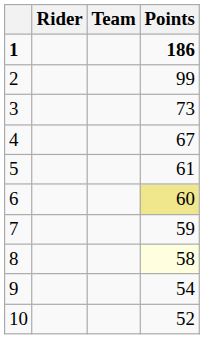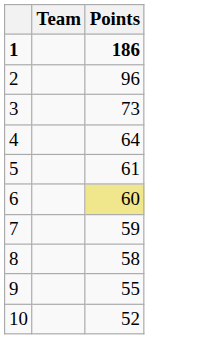- column: (60, 19)
(185, 79) 99 -> (131, 79) 96
(185, 139) 67 -> (131, 139) 64
(185, 259) lightyellow background -> (131, 259) no background
(185, 288) 54 -> (131, 288) 55
